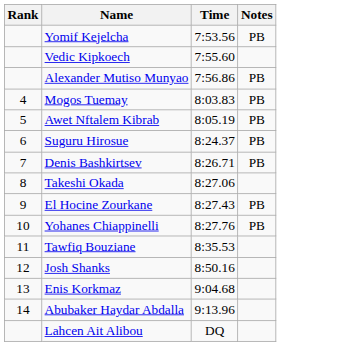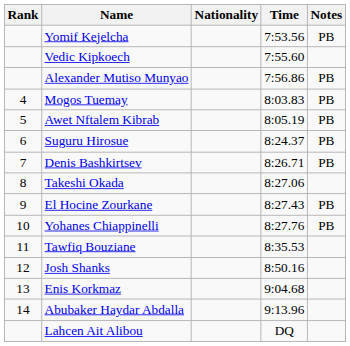+ column: (226, 15)
